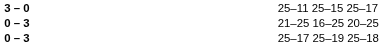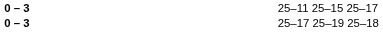(17, 8) 3 – 0 -> (17, 8) 0 – 3
- row: (328, 23)
